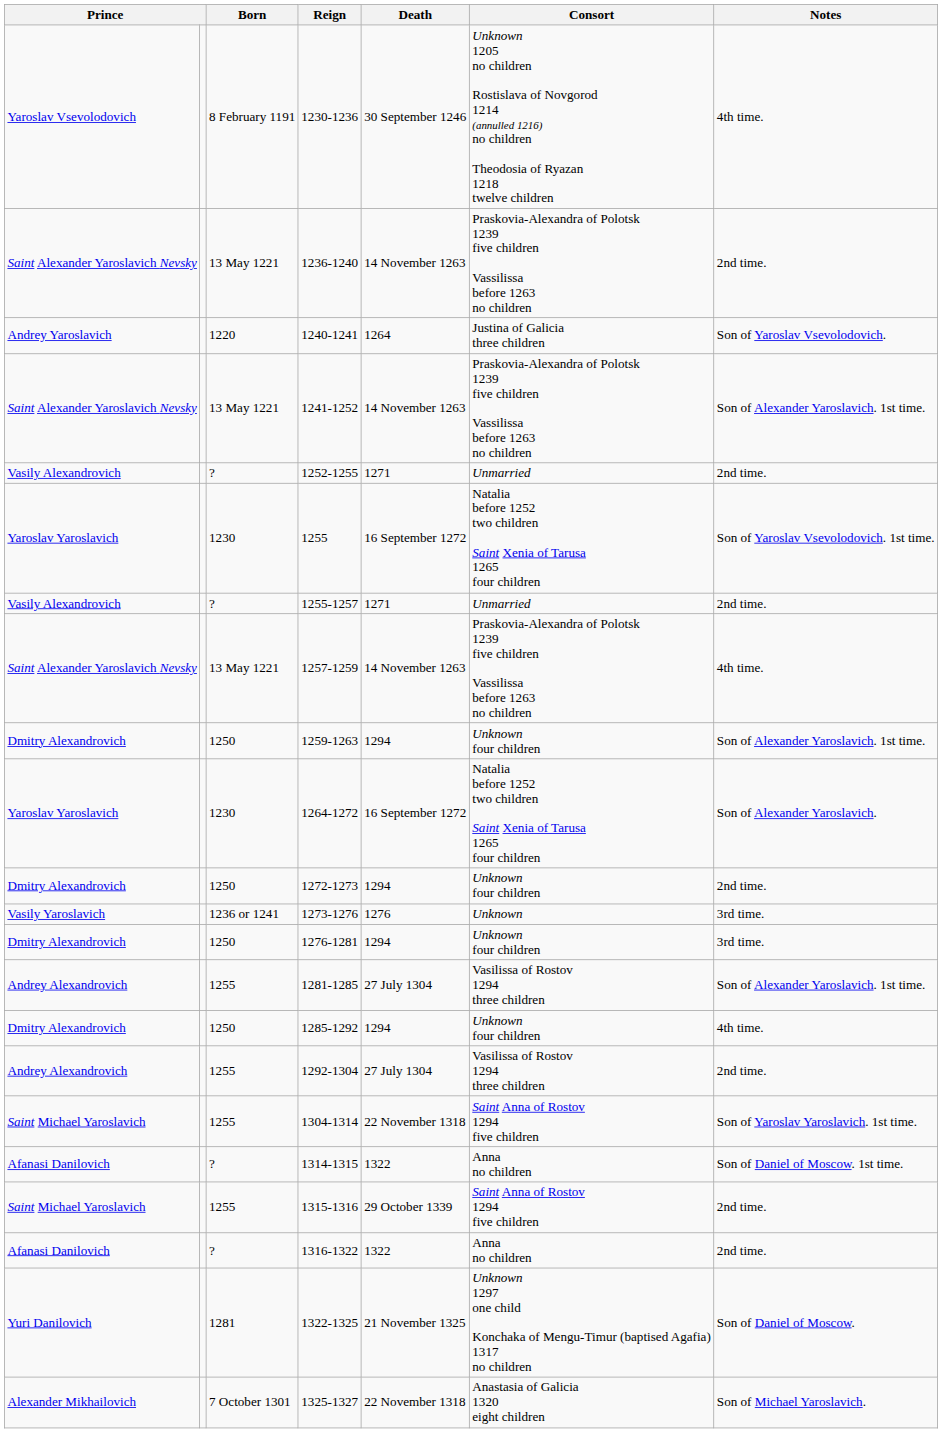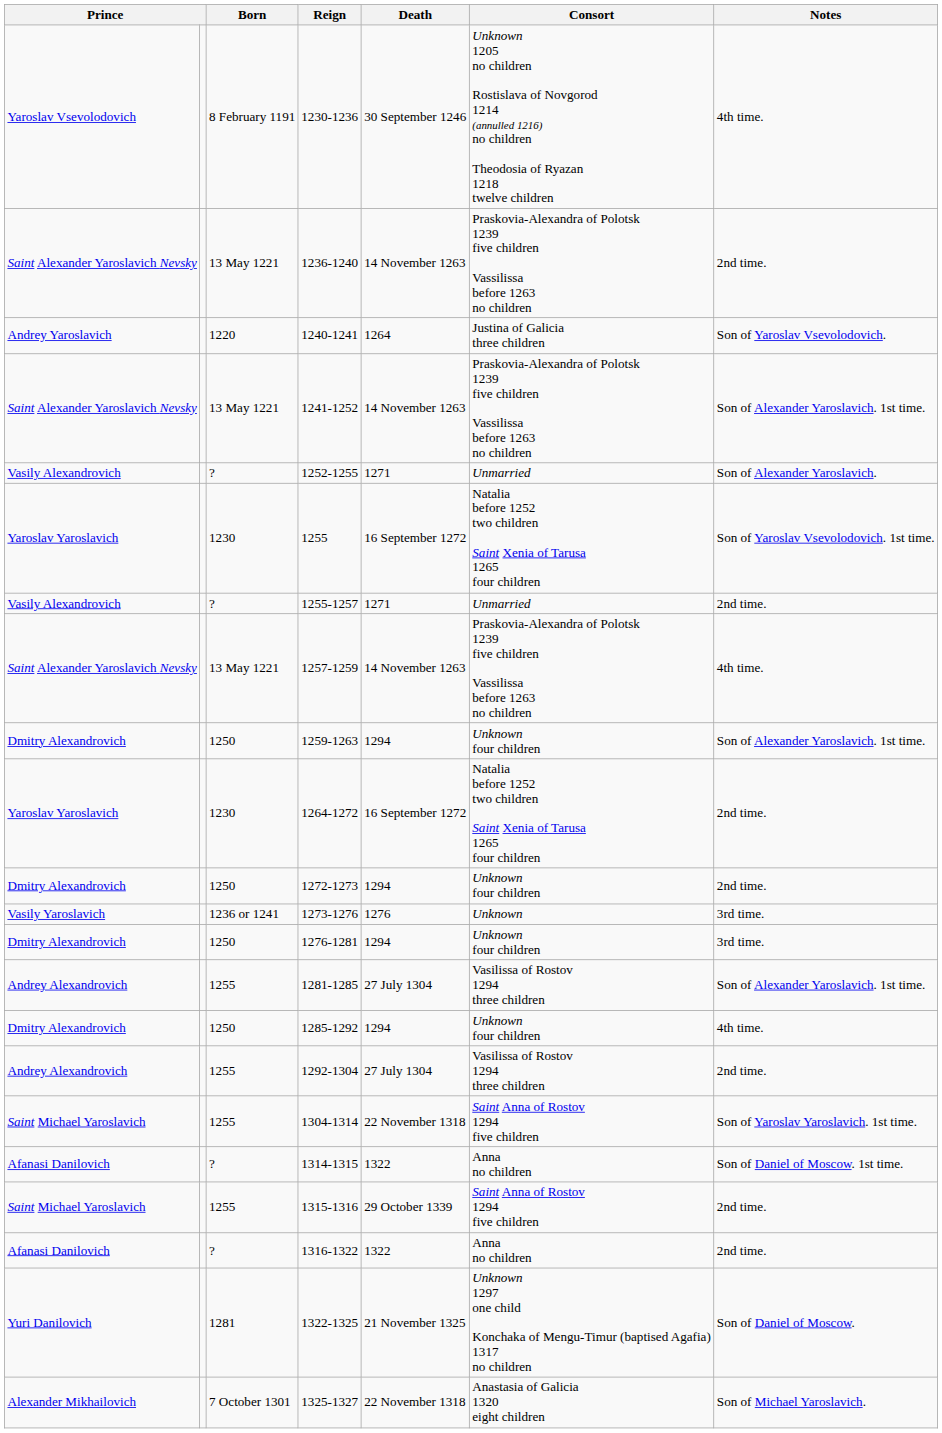(742, 473) 2nd time. -> (797, 473) Son of Alexander Yaroslavich.
(797, 813) Son of Alexander Yaroslavich. -> (742, 813) 2nd time.
